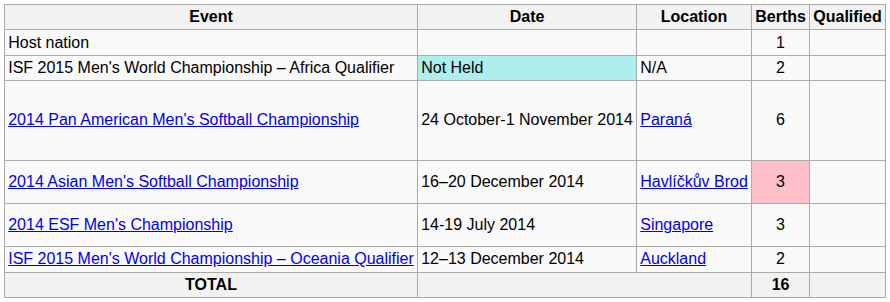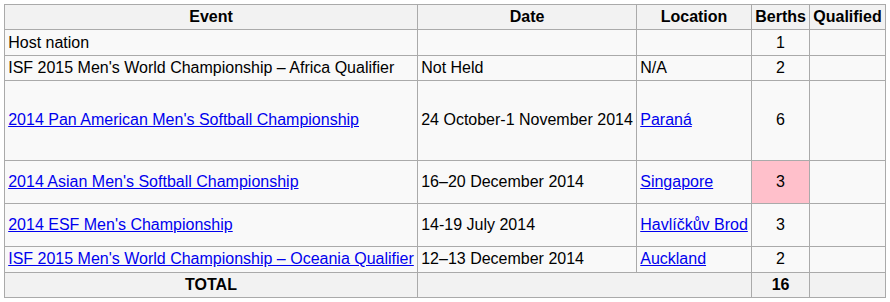(452, 67) paleturquoise background -> (452, 67) no background
(694, 181) Havlíčkův Brod -> (677, 181) Singapore
(677, 225) Singapore -> (694, 225) Havlíčkův Brod
